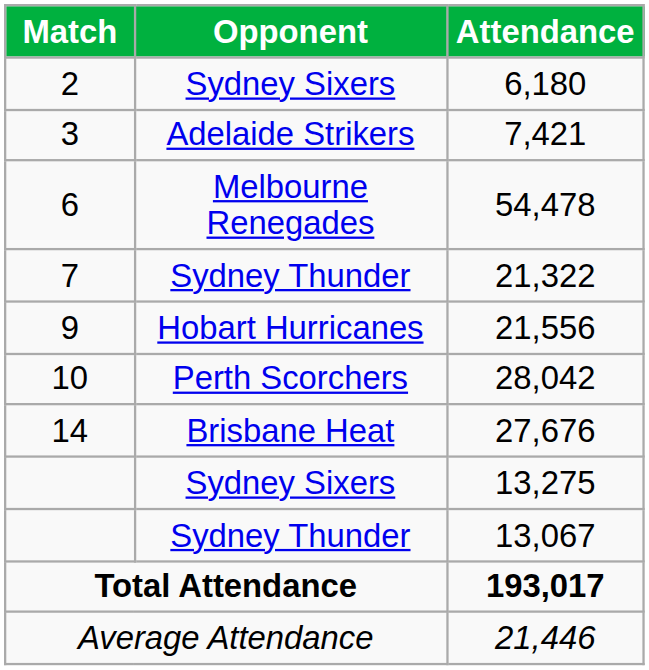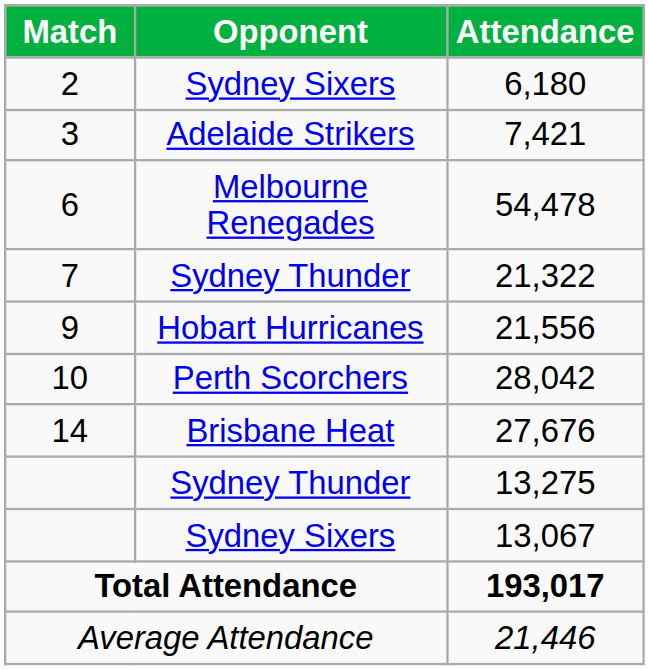(290, 483) Sydney Sixers -> (290, 483) Sydney Thunder
(290, 535) Sydney Thunder -> (290, 535) Sydney Sixers
